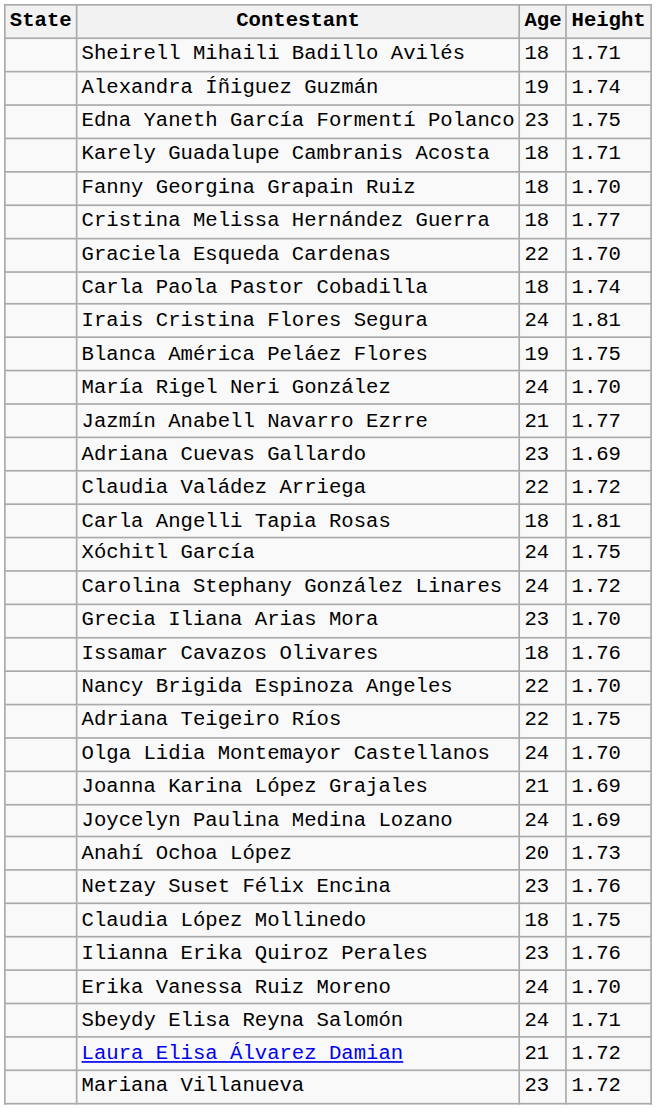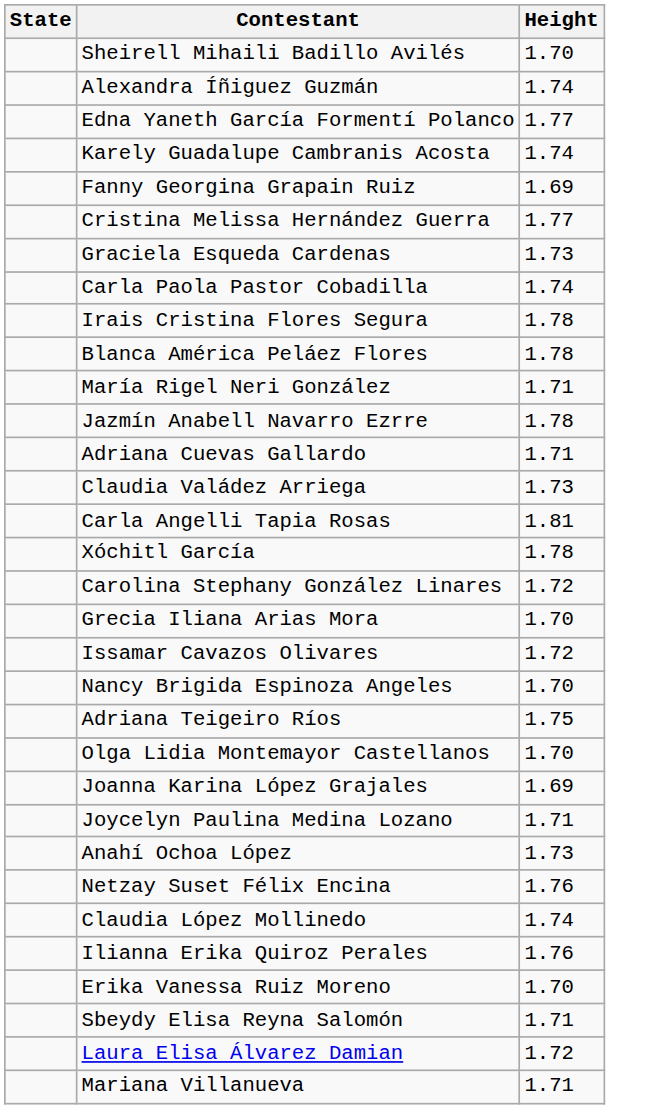- column: (543, 22)
(596, 55) 1.71 -> (549, 55) 1.70
(596, 122) 1.75 -> (549, 122) 1.77
(596, 155) 1.71 -> (549, 155) 1.74
(596, 188) 1.70 -> (549, 188) 1.69
(596, 255) 1.70 -> (549, 255) 1.73
(596, 321) 1.81 -> (549, 321) 1.78
(596, 355) 1.75 -> (549, 355) 1.78
(596, 388) 1.70 -> (549, 388) 1.71
(596, 421) 1.77 -> (549, 421) 1.78
(596, 455) 1.69 -> (549, 455) 1.71
(596, 488) 1.72 -> (549, 488) 1.73
(596, 555) 1.75 -> (549, 555) 1.78
(596, 654) 1.76 -> (549, 654) 1.72
(596, 821) 1.69 -> (549, 821) 1.71
(596, 921) 1.75 -> (549, 921) 1.74
(596, 1087) 1.72 -> (549, 1087) 1.71
